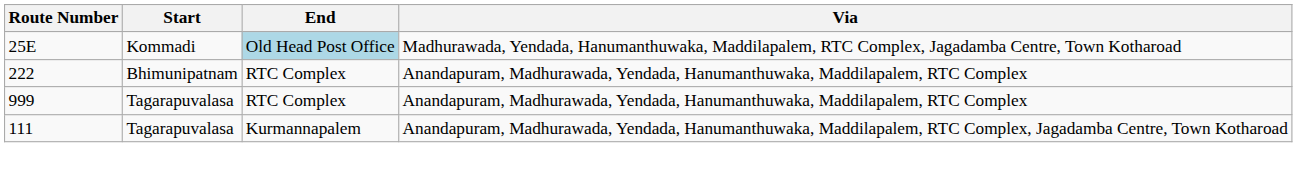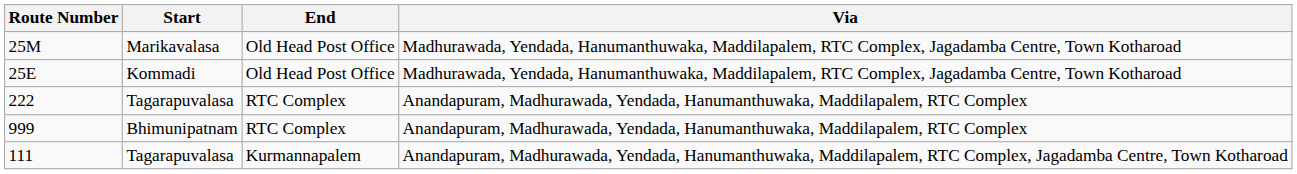+ row: (25, 45)
(320, 45) lightblue background -> (320, 73) no background
(182, 73) Bhimunipatnam -> (180, 100) Tagarapuvalasa
(180, 100) Tagarapuvalasa -> (182, 127) Bhimunipatnam
